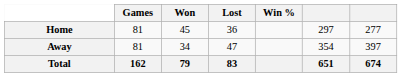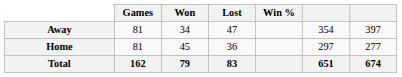rows swapped: (59, 30) <-> (59, 47)
